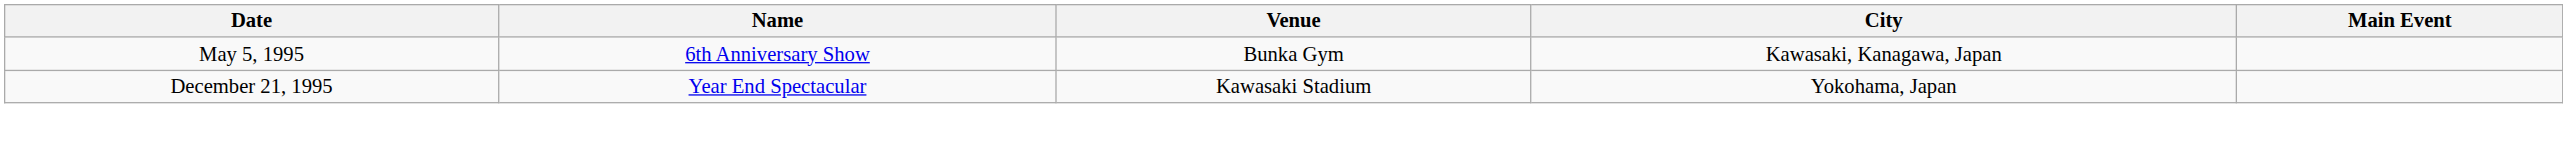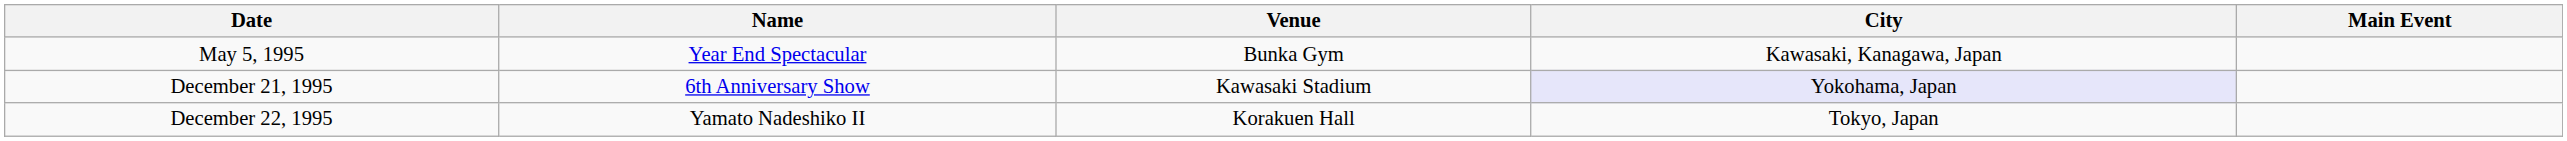(777, 53) 6th Anniversary Show -> (777, 53) Year End Spectacular
(777, 86) Year End Spectacular -> (777, 86) 6th Anniversary Show
(1884, 86) no background -> (1884, 86) lavender background
+ row: (252, 119)
